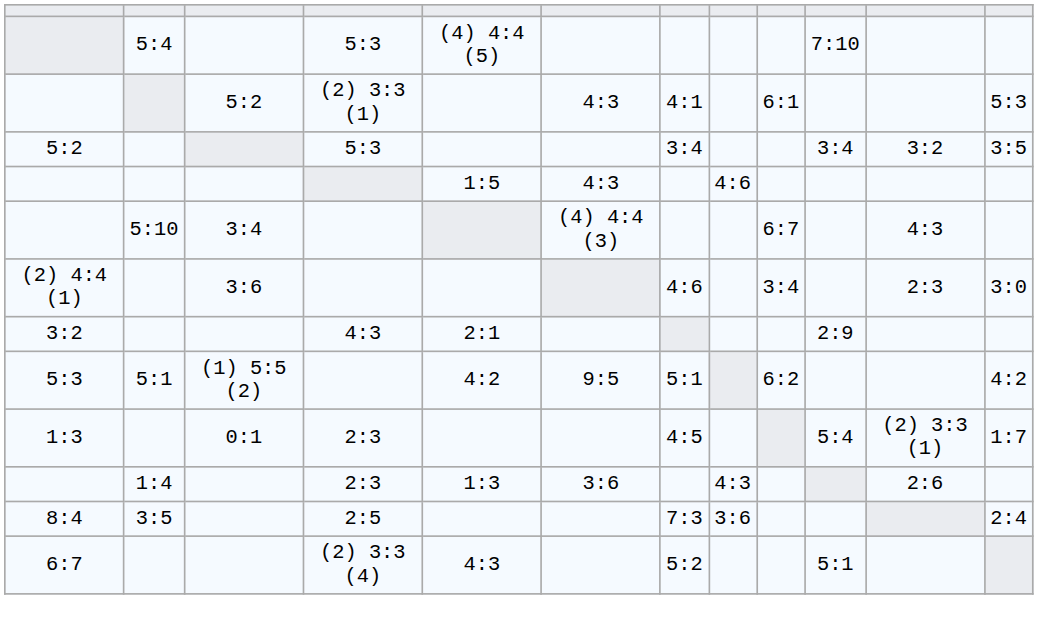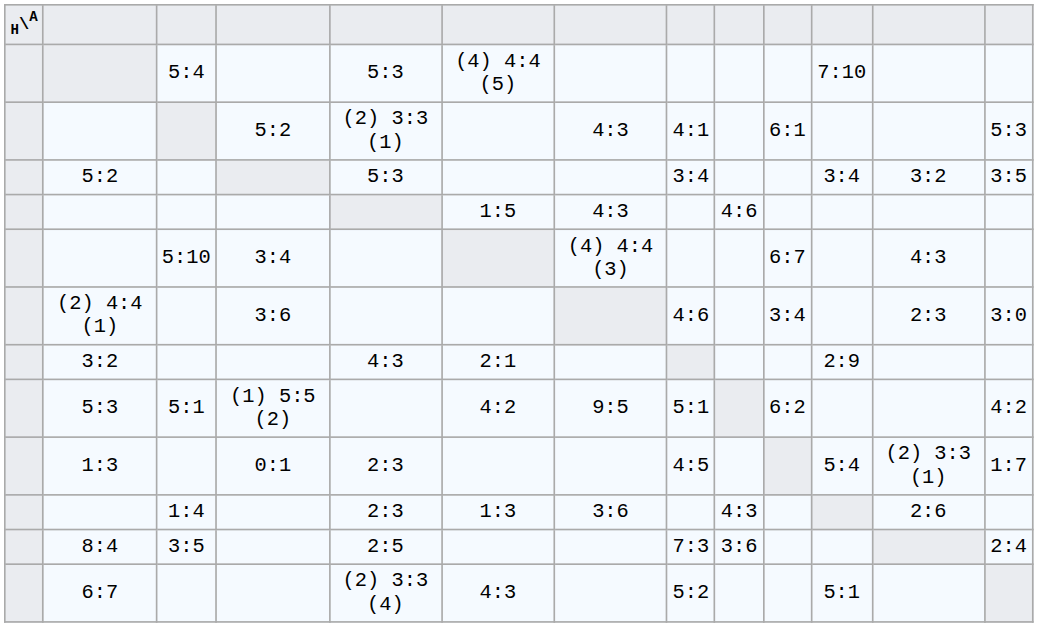+ column: (24, 25)
